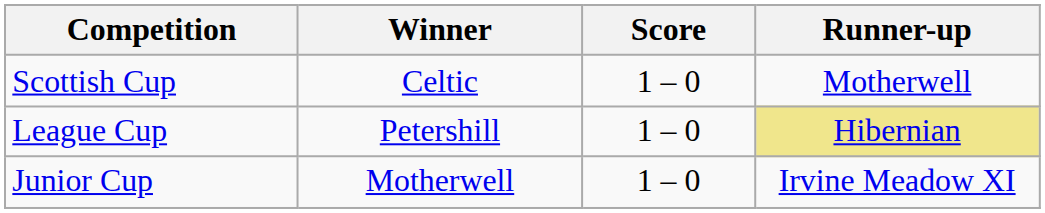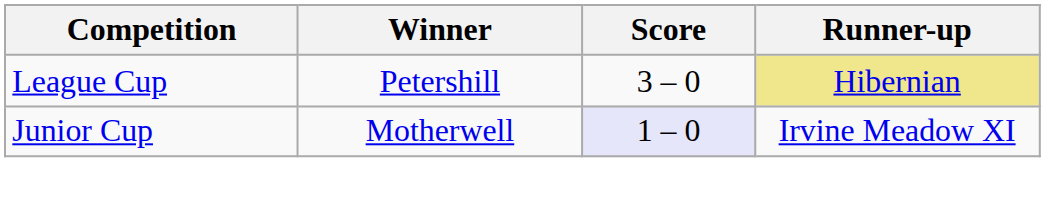- row: (94, 80)
(669, 130) 1 – 0 -> (669, 80) 3 – 0
(669, 181) no background -> (669, 130) lavender background
